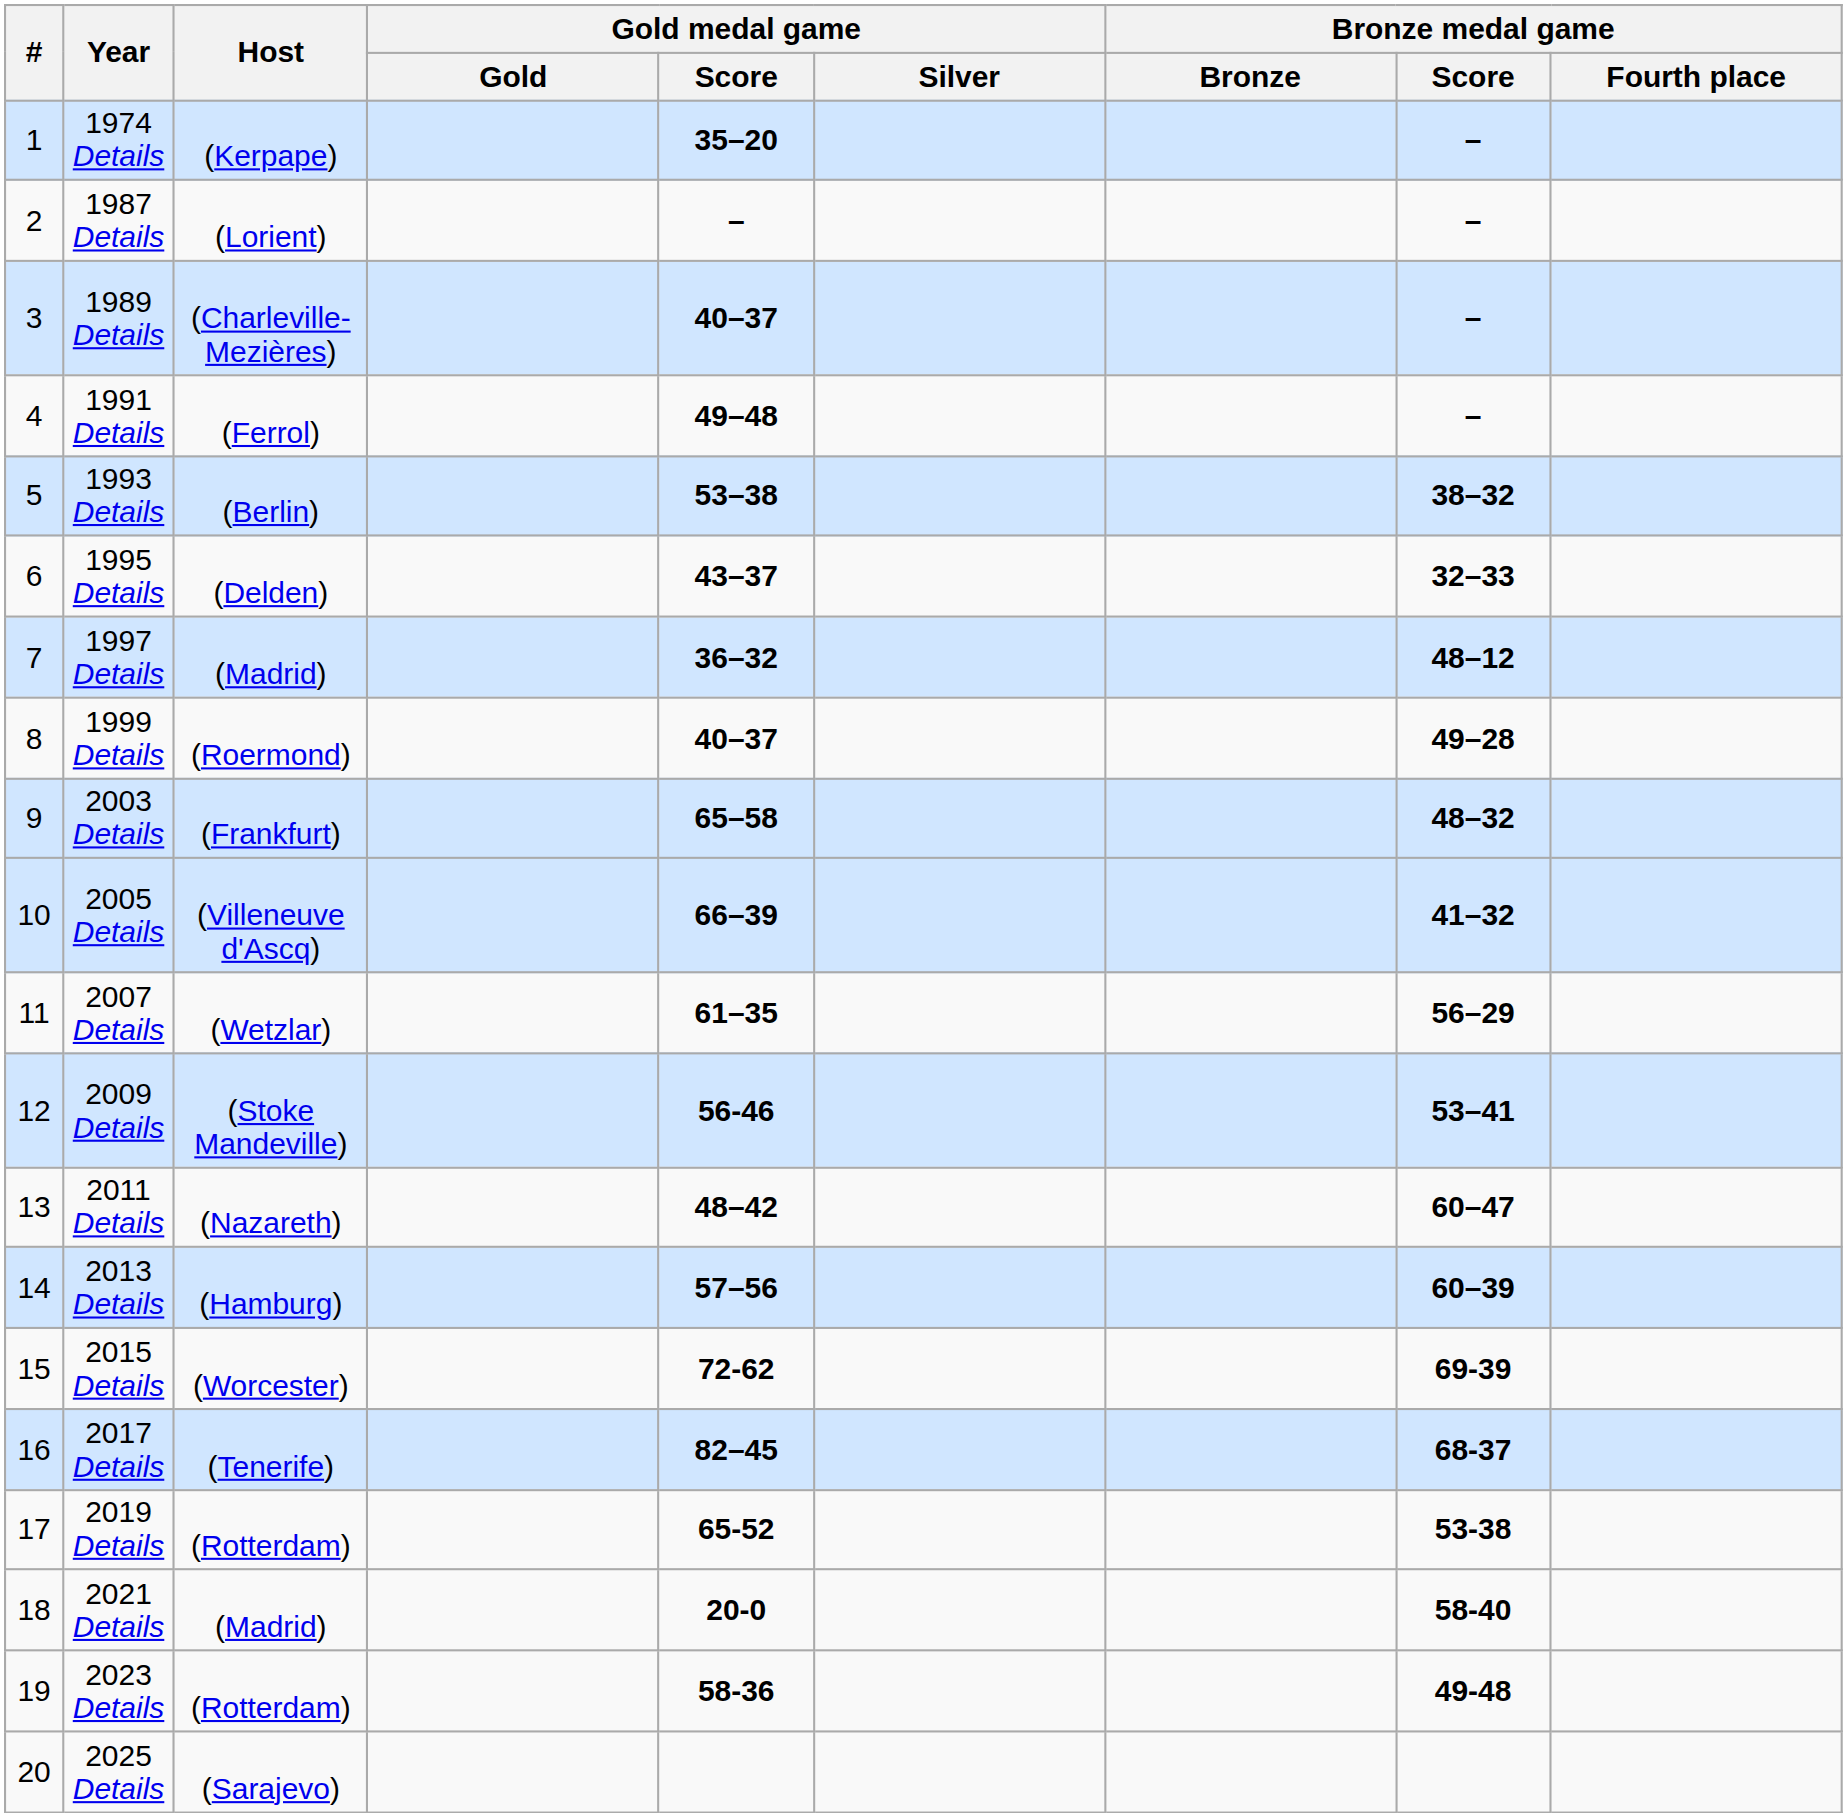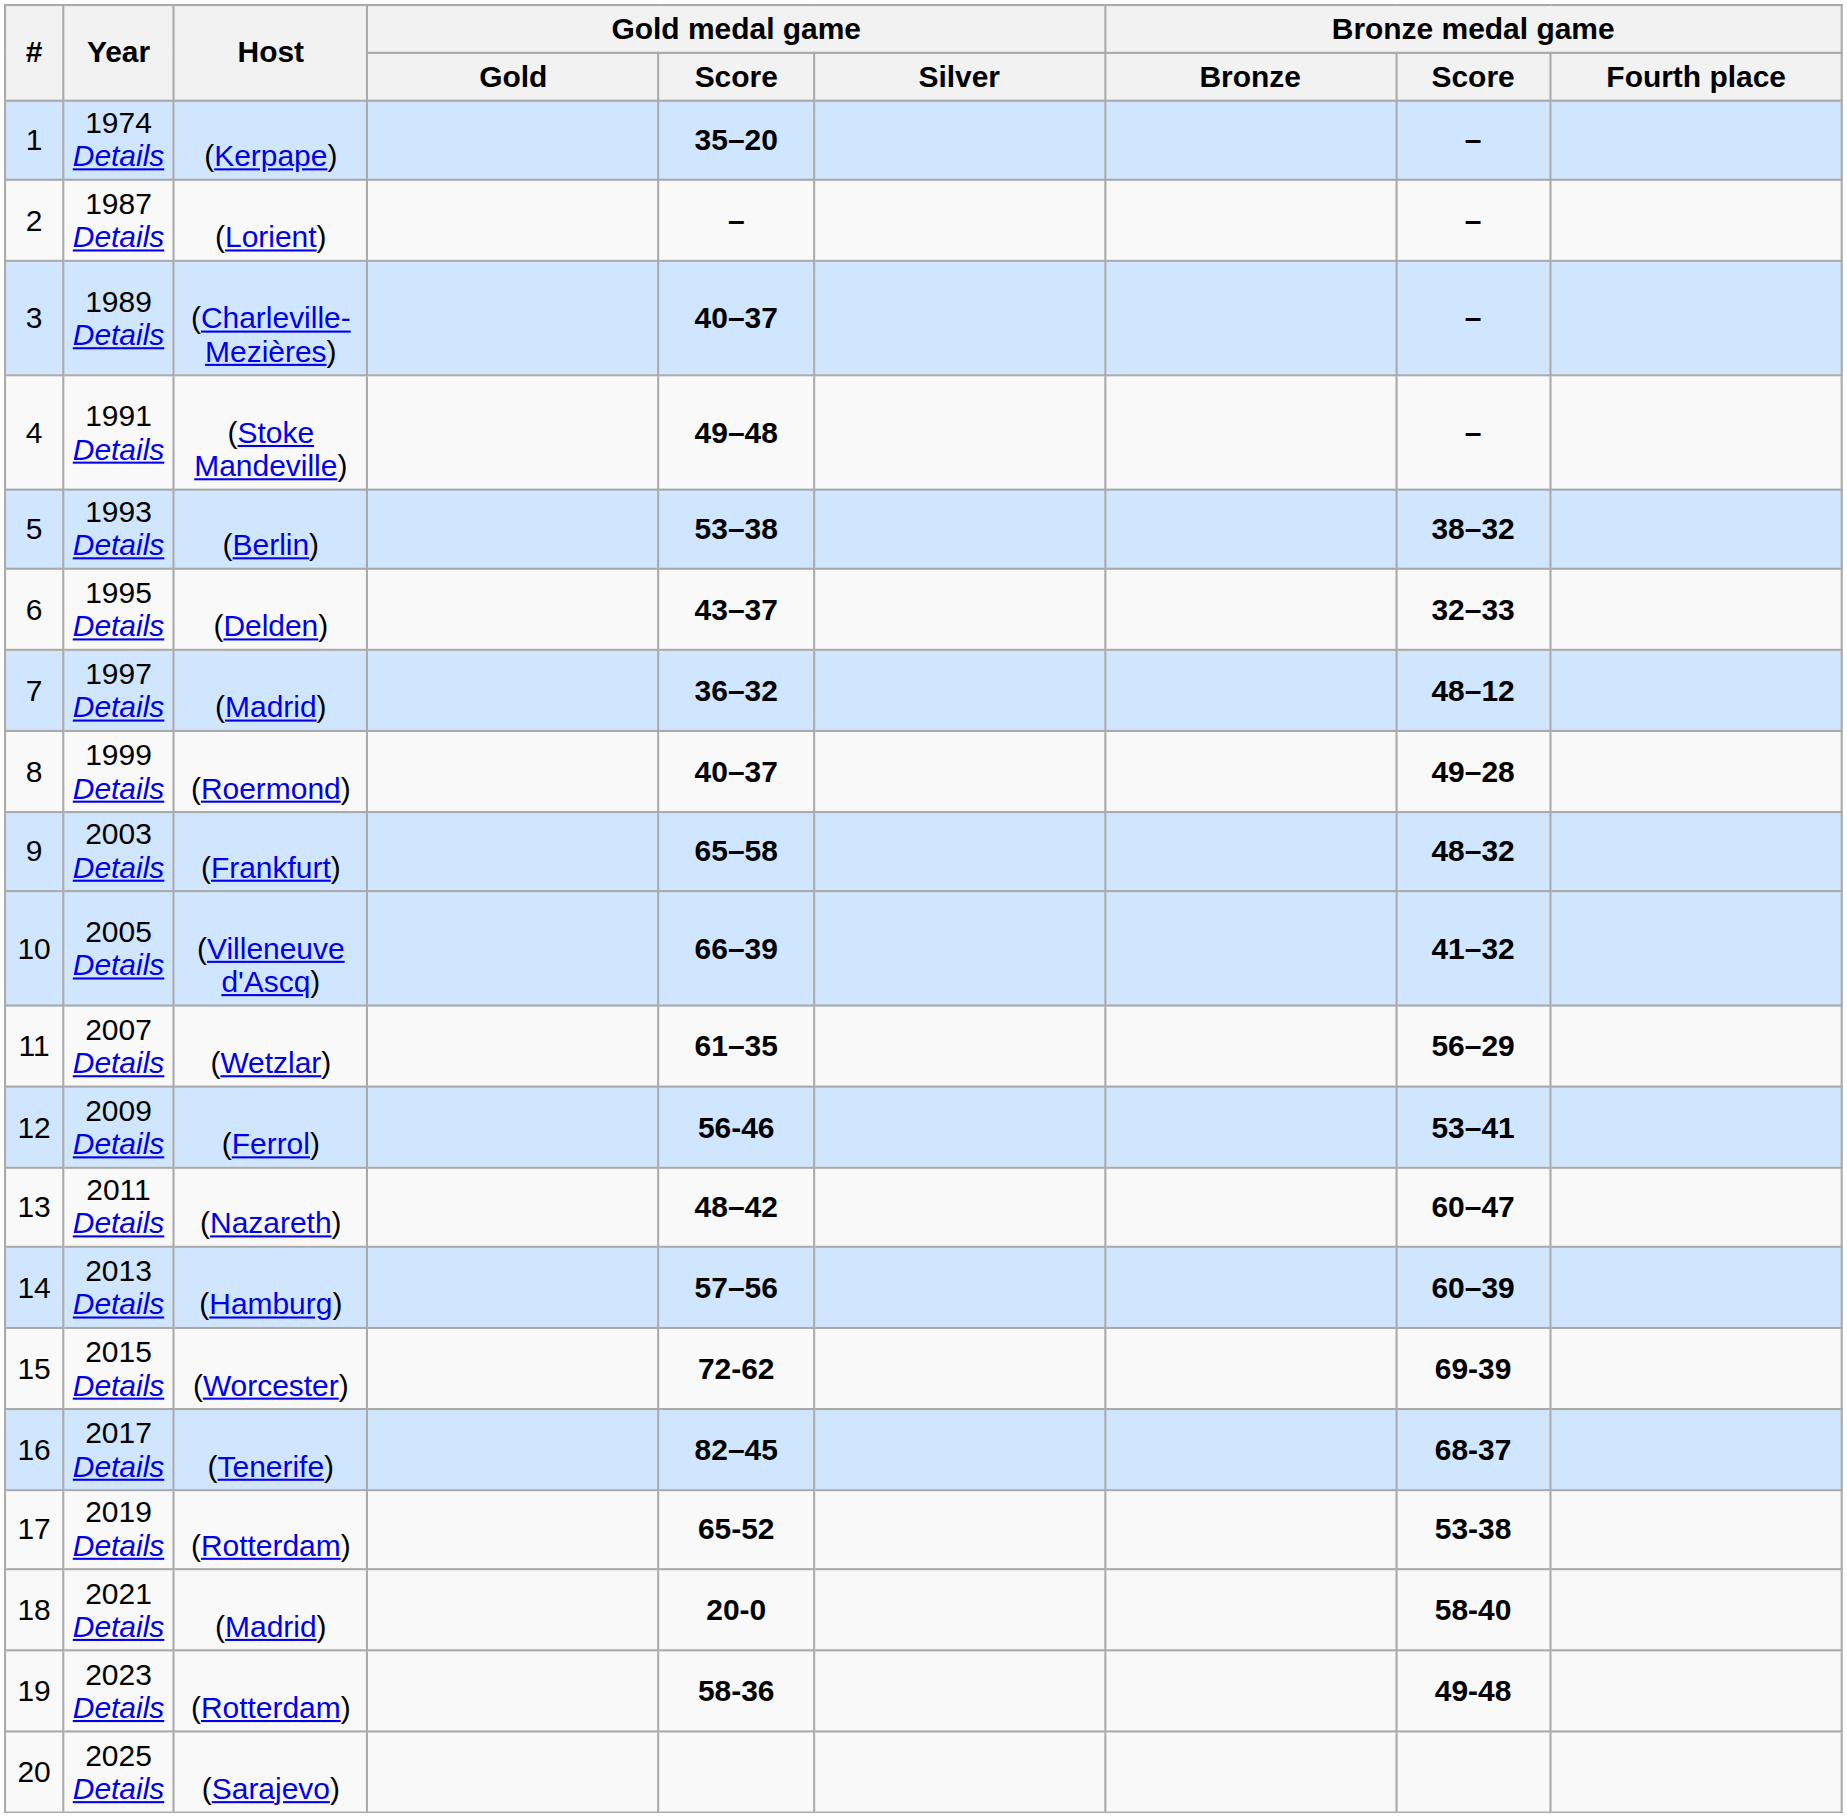(271, 432) (Ferrol) -> (271, 449) (Stoke Mandeville)
(271, 1127) (Stoke Mandeville) -> (271, 1143) (Ferrol)
